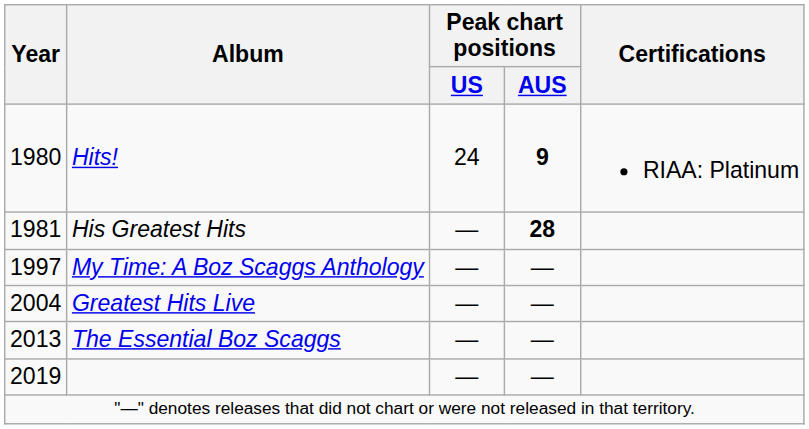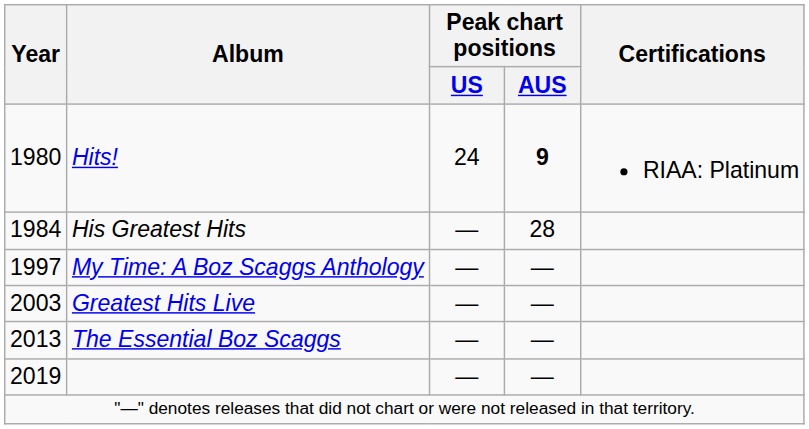(36, 230) 1981 -> (36, 230) 1984
(542, 230) bold -> (542, 230) normal
(36, 303) 2004 -> (36, 303) 2003
